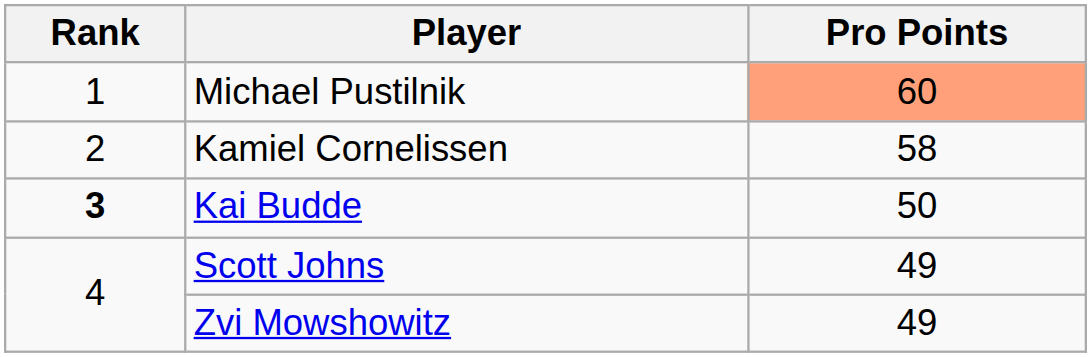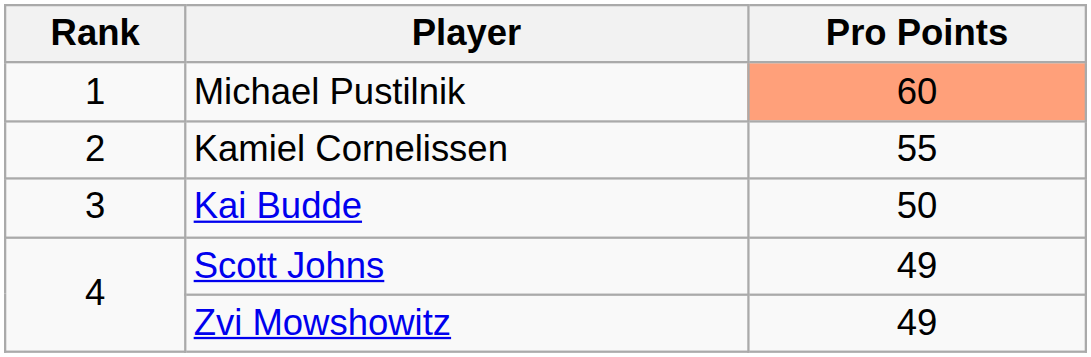(917, 149) 58 -> (917, 149) 55
(95, 206) bold -> (95, 206) normal
